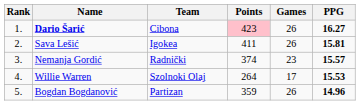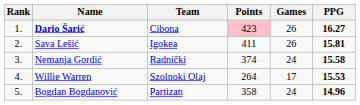(291, 60) 23 -> (291, 60) 24
(334, 60) 15.57 -> (334, 60) 15.58
(249, 92) 359 -> (249, 92) 358
(291, 92) 26 -> (291, 92) 24
